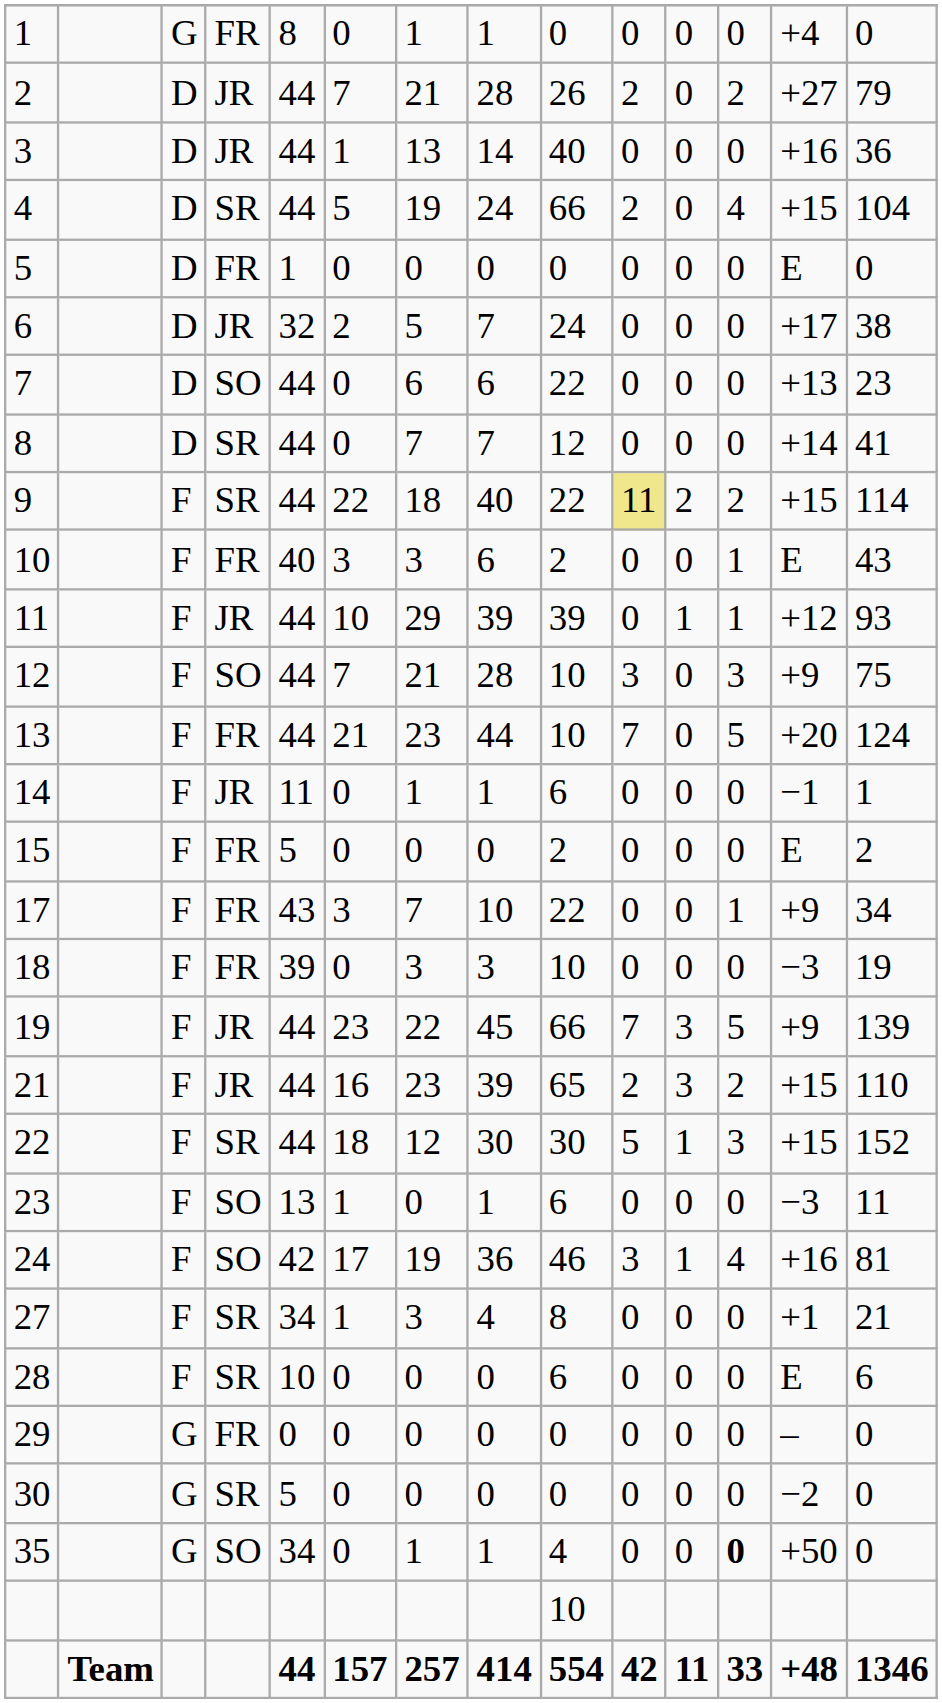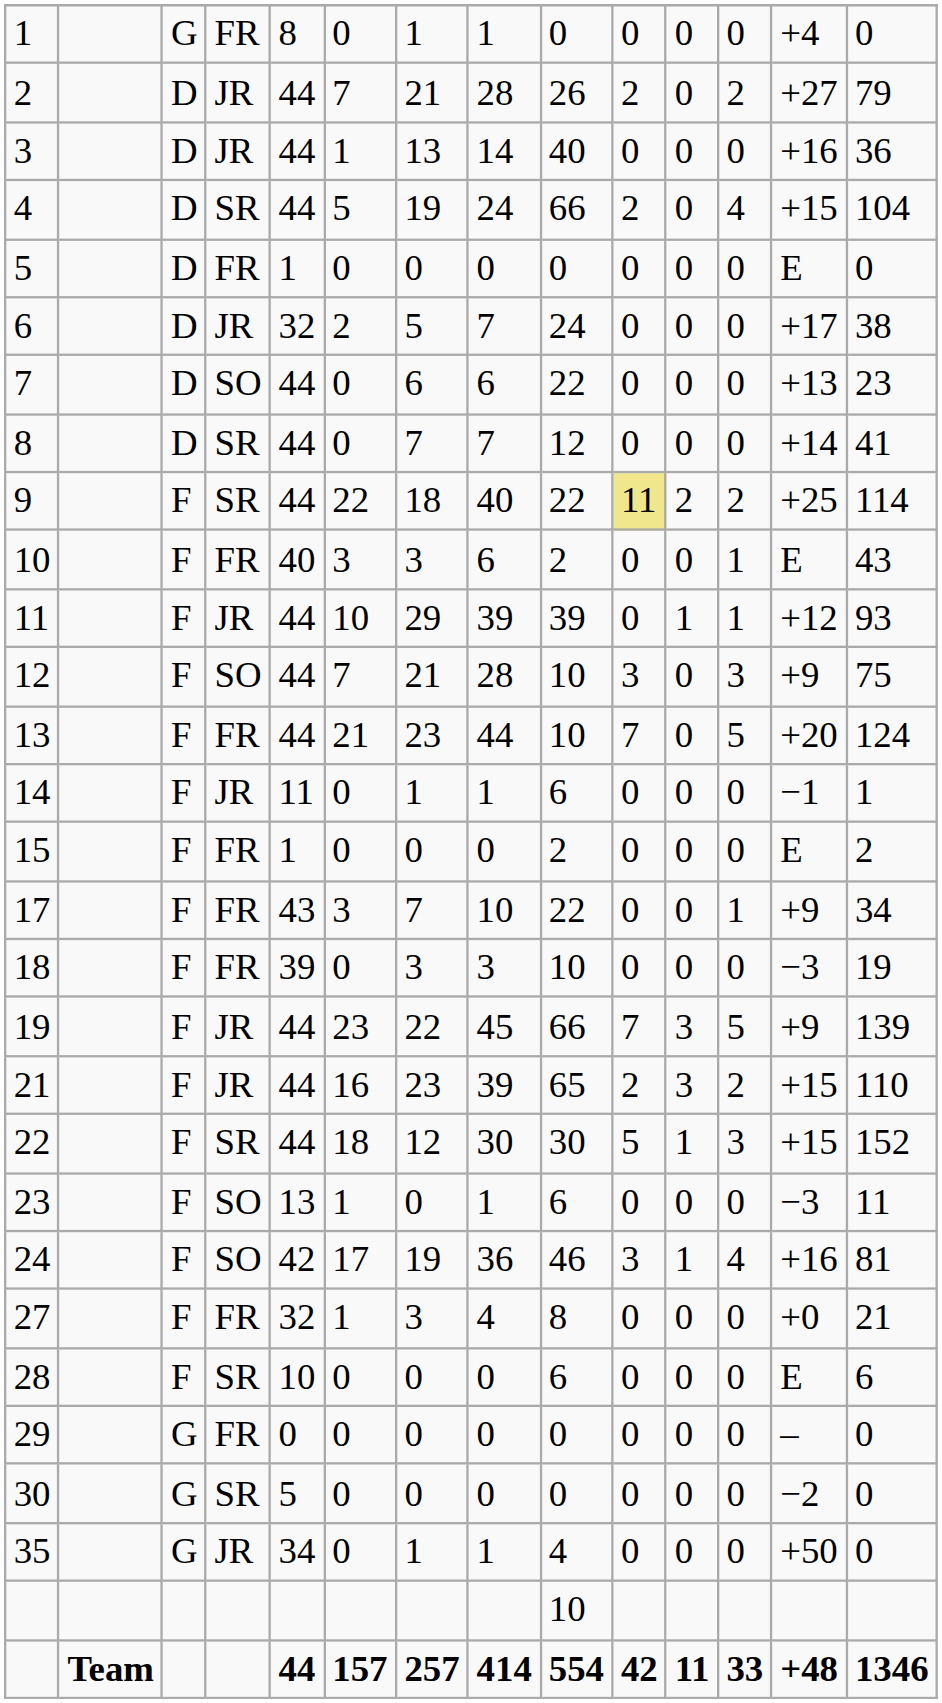(809, 500) +15 -> (809, 500) +25
(288, 850) 5 -> (288, 850) 1
(237, 1317) SR -> (237, 1317) FR
(297, 1317) 34 -> (297, 1317) 32
(800, 1317) +1 -> (800, 1317) +0
(238, 1551) SO -> (234, 1551) JR
(736, 1551) bold -> (736, 1551) normal
